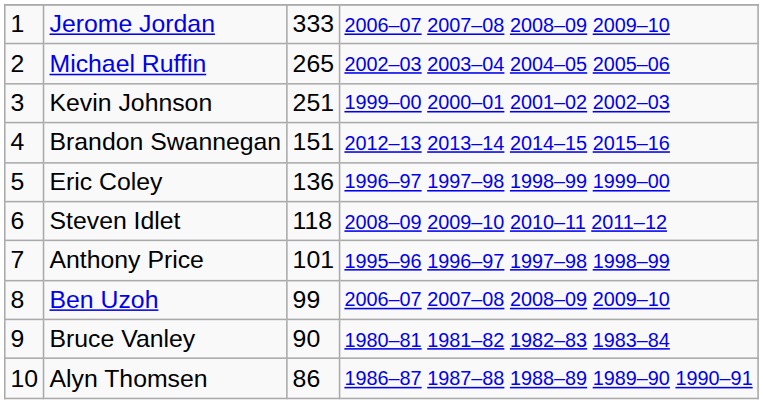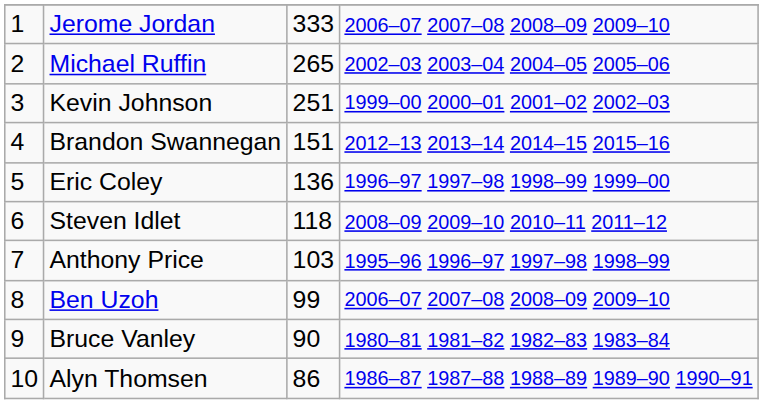(313, 260) 101 -> (313, 260) 103
